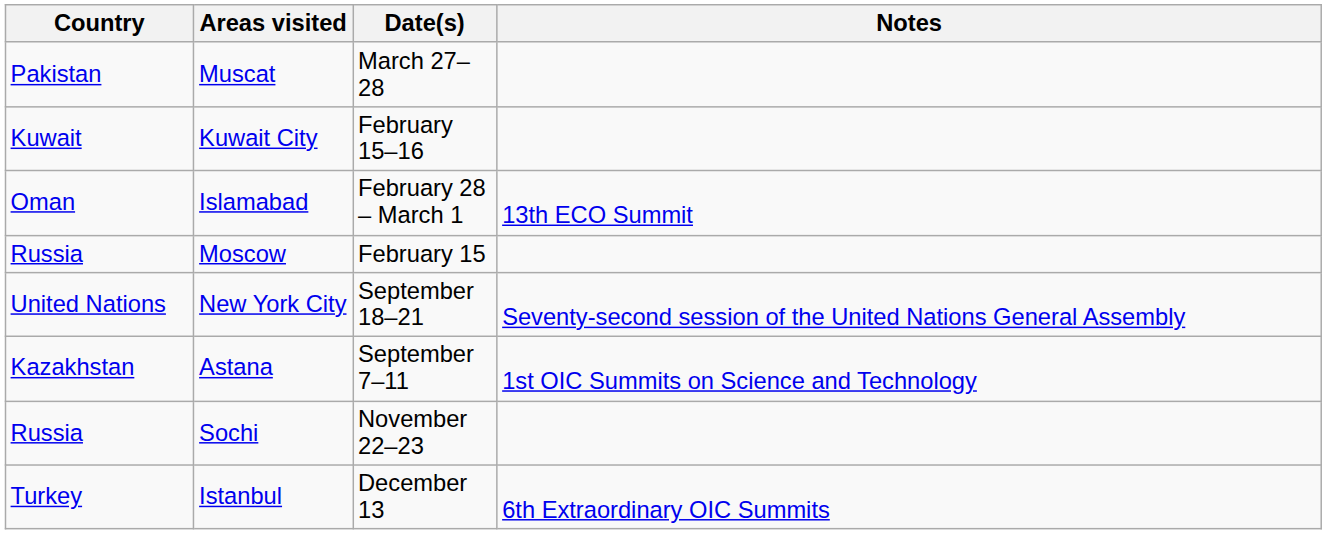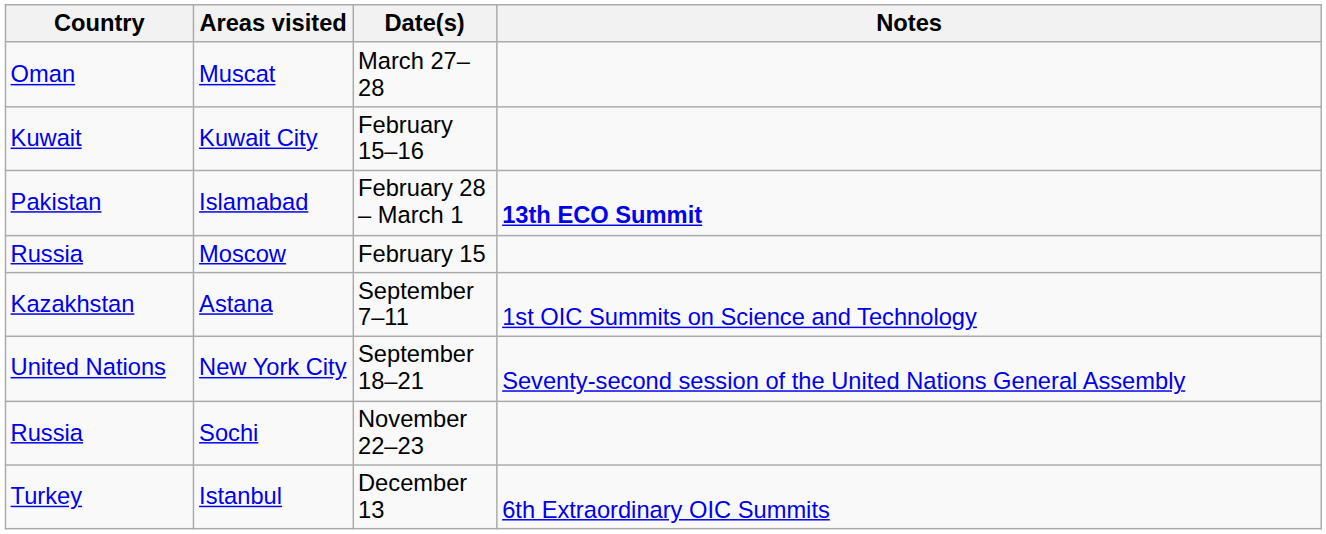(56, 74) Pakistan -> (43, 74) Oman
(43, 202) Oman -> (56, 202) Pakistan
(598, 215) normal -> (602, 215) bold
rows swapped: (236, 368) <-> (273, 304)
